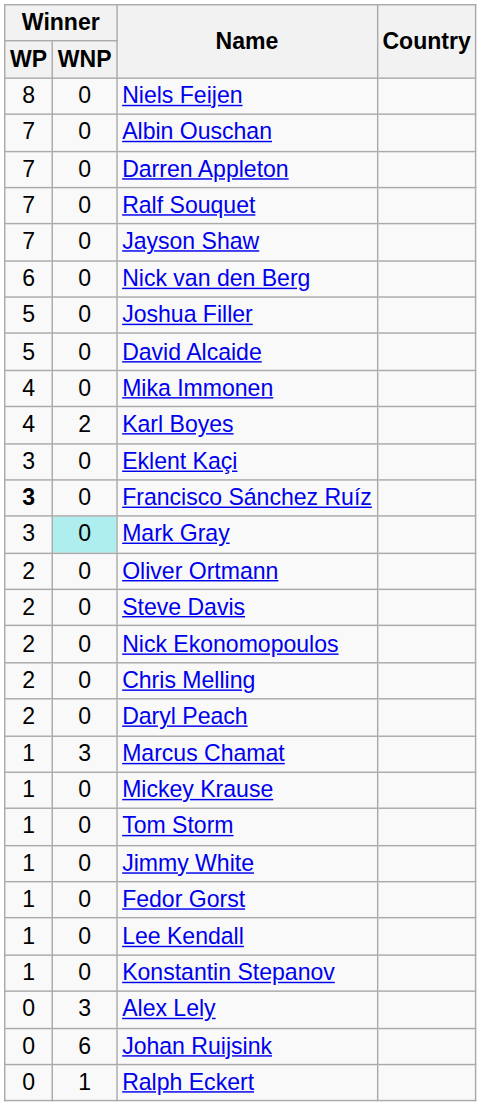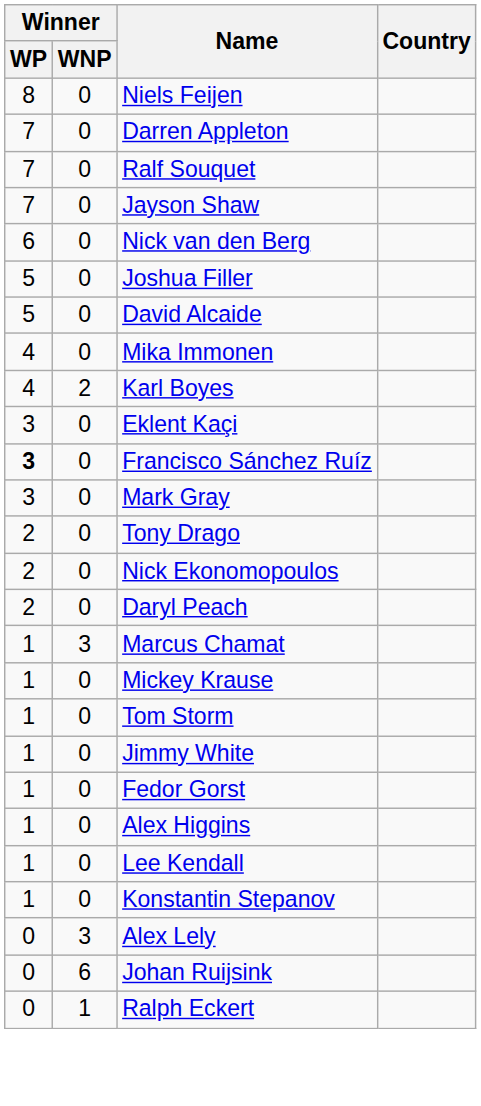- row: (197, 132)
(85, 534) paleturquoise background -> (85, 497) no background
- row: (200, 570)
- row: (184, 607)
+ row: (181, 534)
- row: (189, 680)
+ row: (186, 826)
